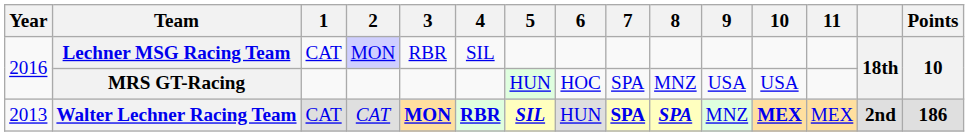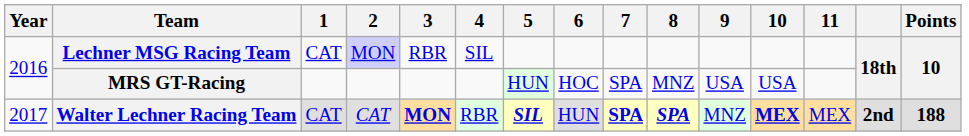(28, 115) 2013 -> (28, 115) 2017
(480, 115) bold -> (479, 115) normal
(933, 115) 186 -> (931, 115) 188
